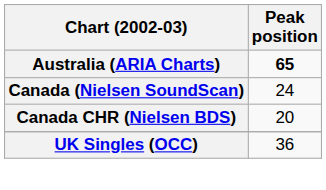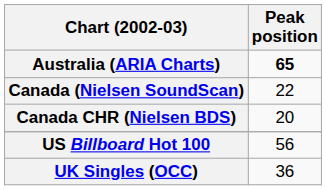(285, 90) 24 -> (285, 90) 22
+ row: (126, 144)
